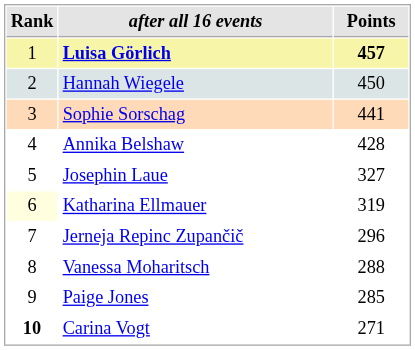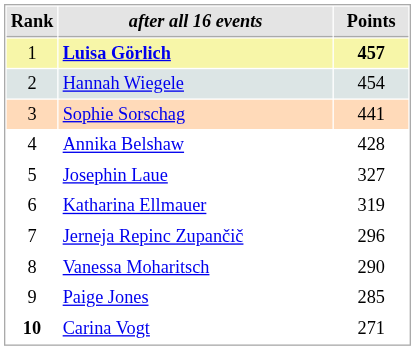(371, 83) 450 -> (371, 83) 454
(32, 205) lightyellow background -> (32, 205) no background
(371, 267) 288 -> (371, 267) 290
